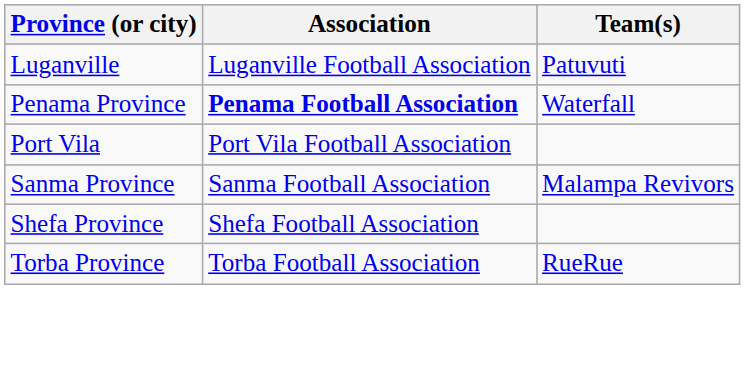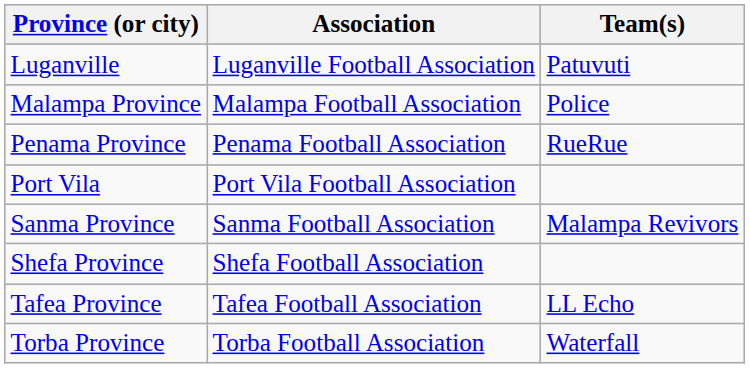+ row: (106, 104)
(363, 104) bold -> (359, 143) normal
(589, 104) Waterfall -> (587, 143) RueRue
+ row: (86, 303)
(583, 263) RueRue -> (593, 343) Waterfall
